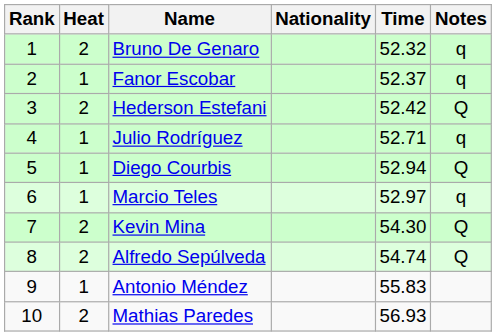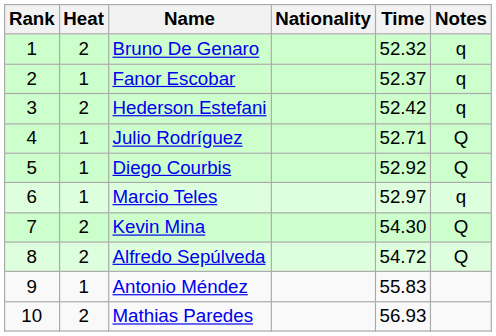(461, 108) Q -> (461, 108) q
(461, 138) q -> (461, 138) Q
(403, 167) 52.94 -> (403, 167) 52.92
(403, 256) 54.74 -> (403, 256) 54.72
